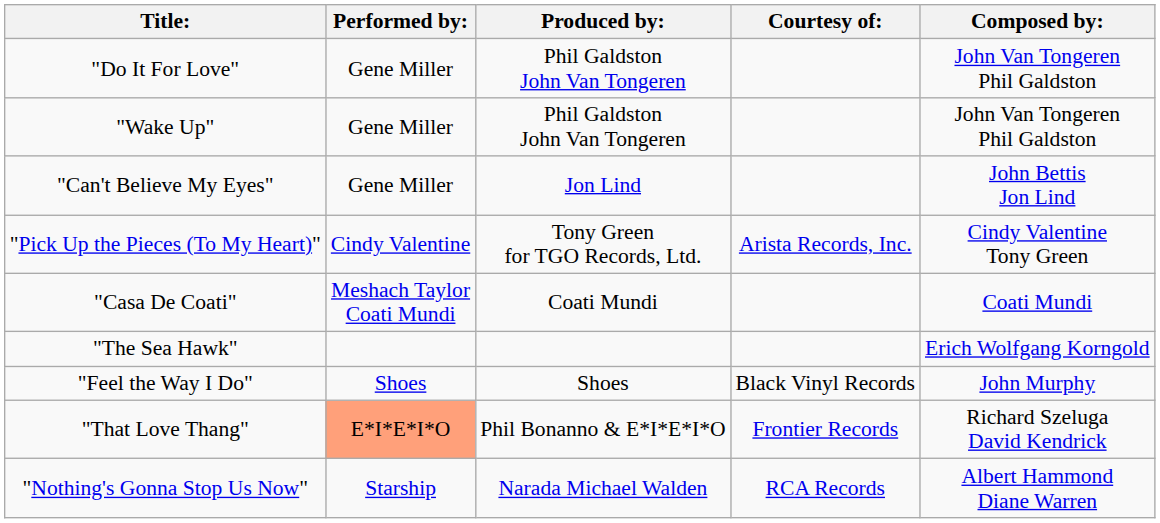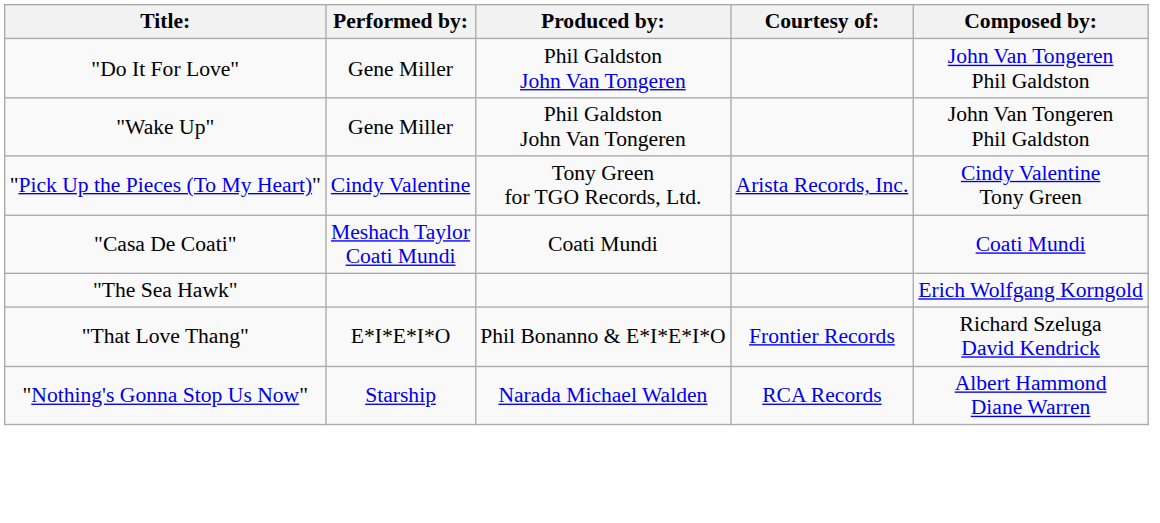- row: (165, 185)
- row: (165, 382)
(401, 429) lightsalmon background -> (401, 336) no background
